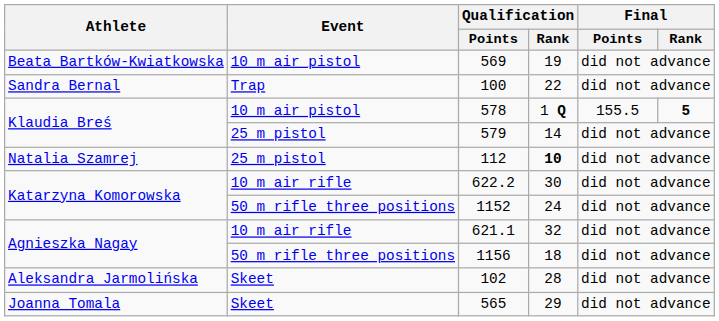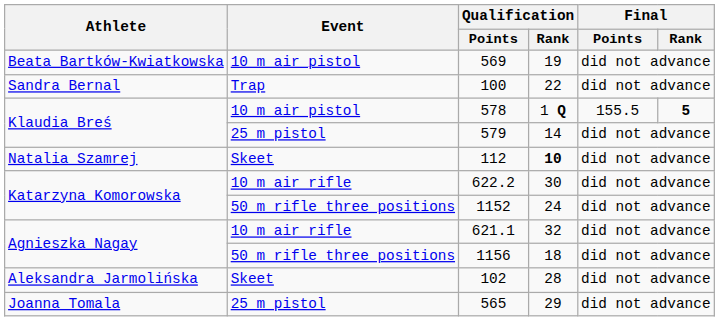(278, 159) 25 m pistol -> (252, 159) Skeet
(252, 304) Skeet -> (278, 304) 25 m pistol
